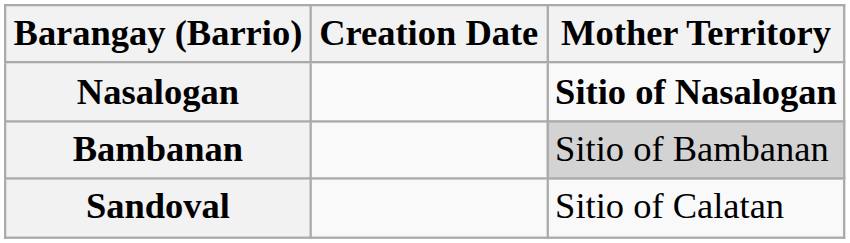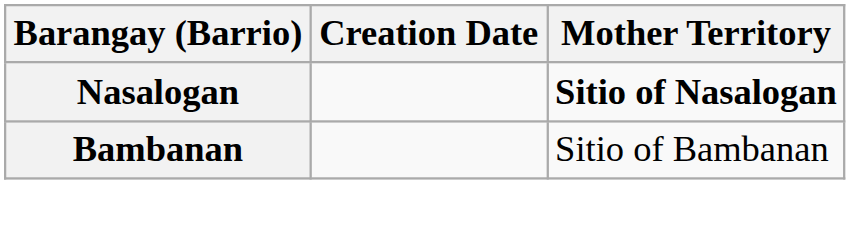(692, 149) lightgrey background -> (692, 149) no background
- row: (158, 206)
